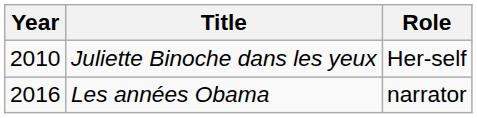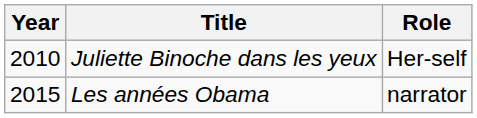(35, 94) 2016 -> (35, 94) 2015
